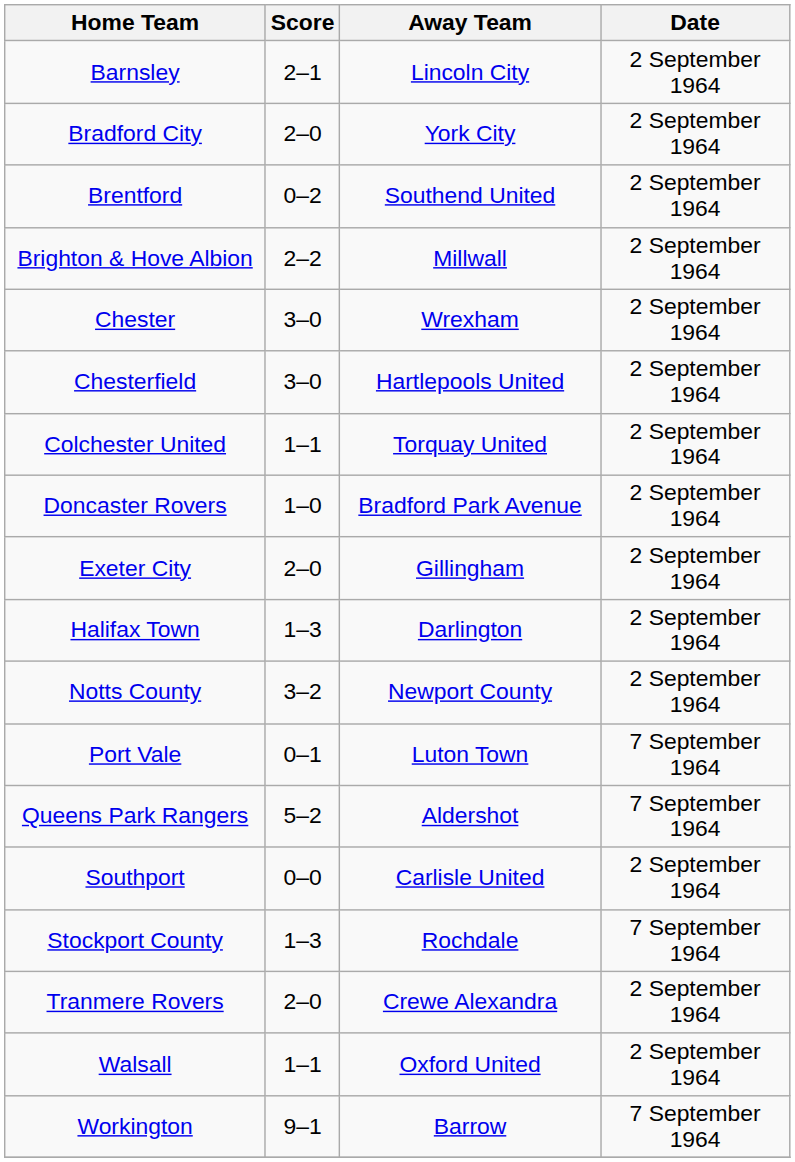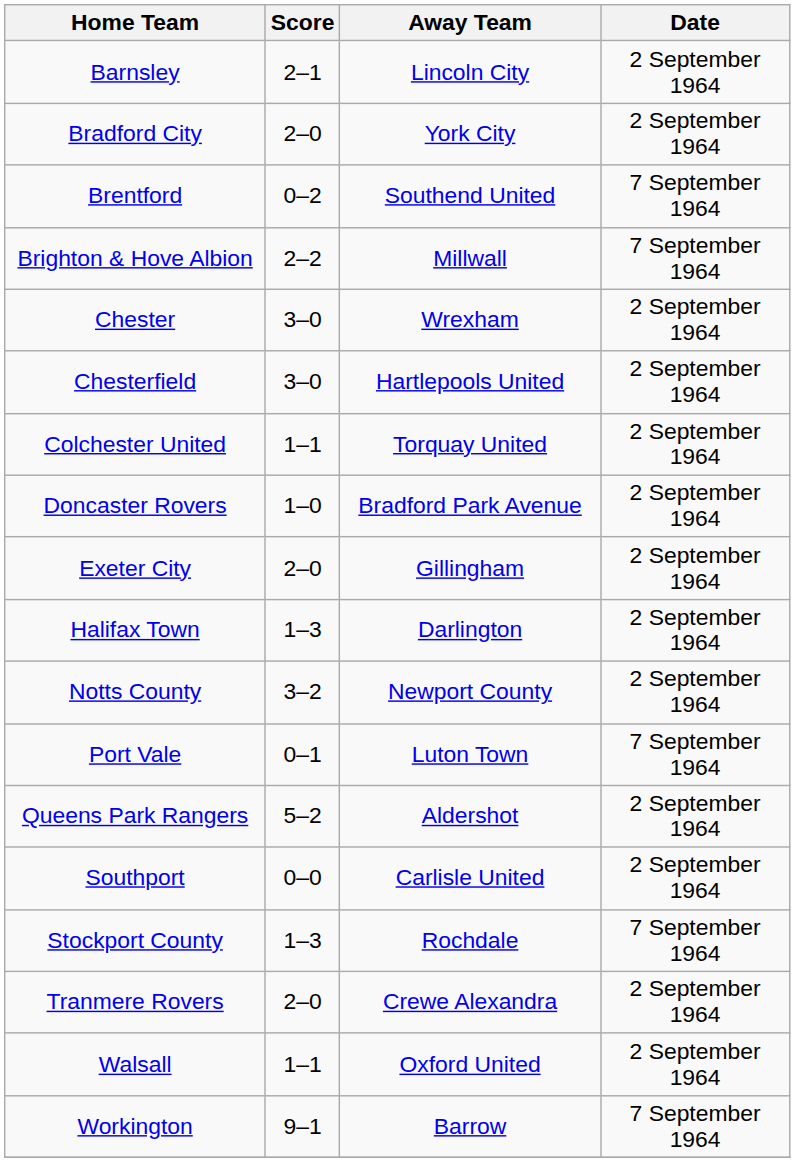(695, 195) 2 September 1964 -> (695, 195) 7 September 1964
(695, 257) 2 September 1964 -> (695, 257) 7 September 1964
(695, 816) 7 September 1964 -> (695, 816) 2 September 1964
